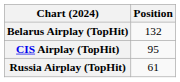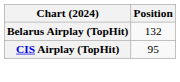- row: (68, 67)
